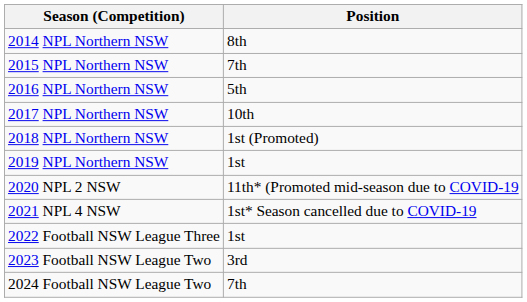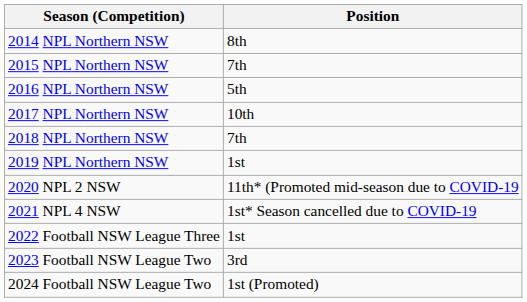(273, 138) 1st (Promoted) -> (237, 138) 7th
(237, 284) 7th -> (273, 284) 1st (Promoted)
